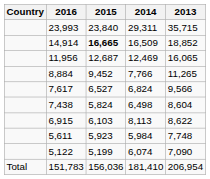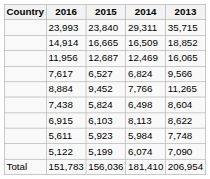(103, 43) bold -> (103, 43) normal
rows swapped: (61, 74) <-> (61, 89)
